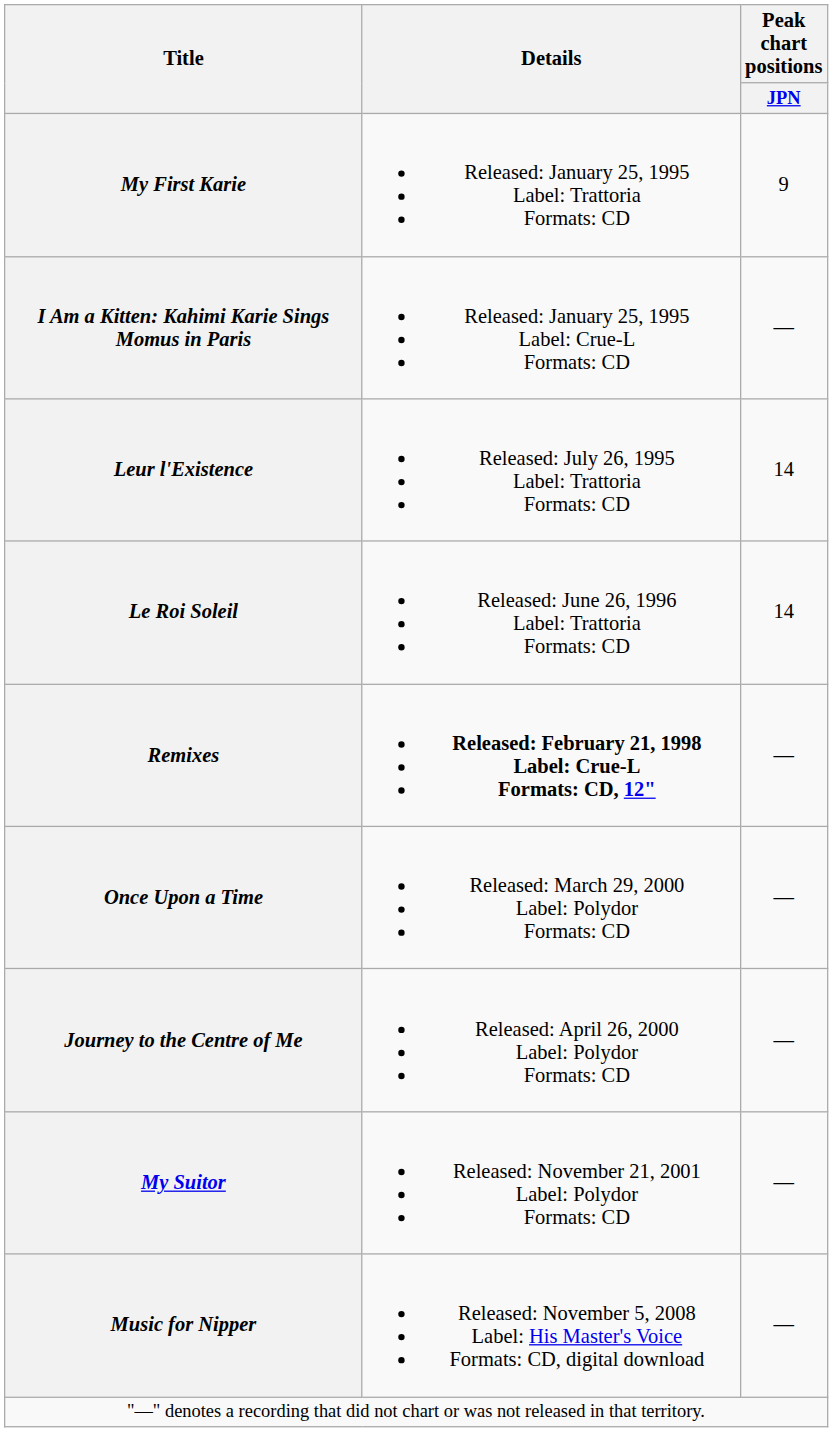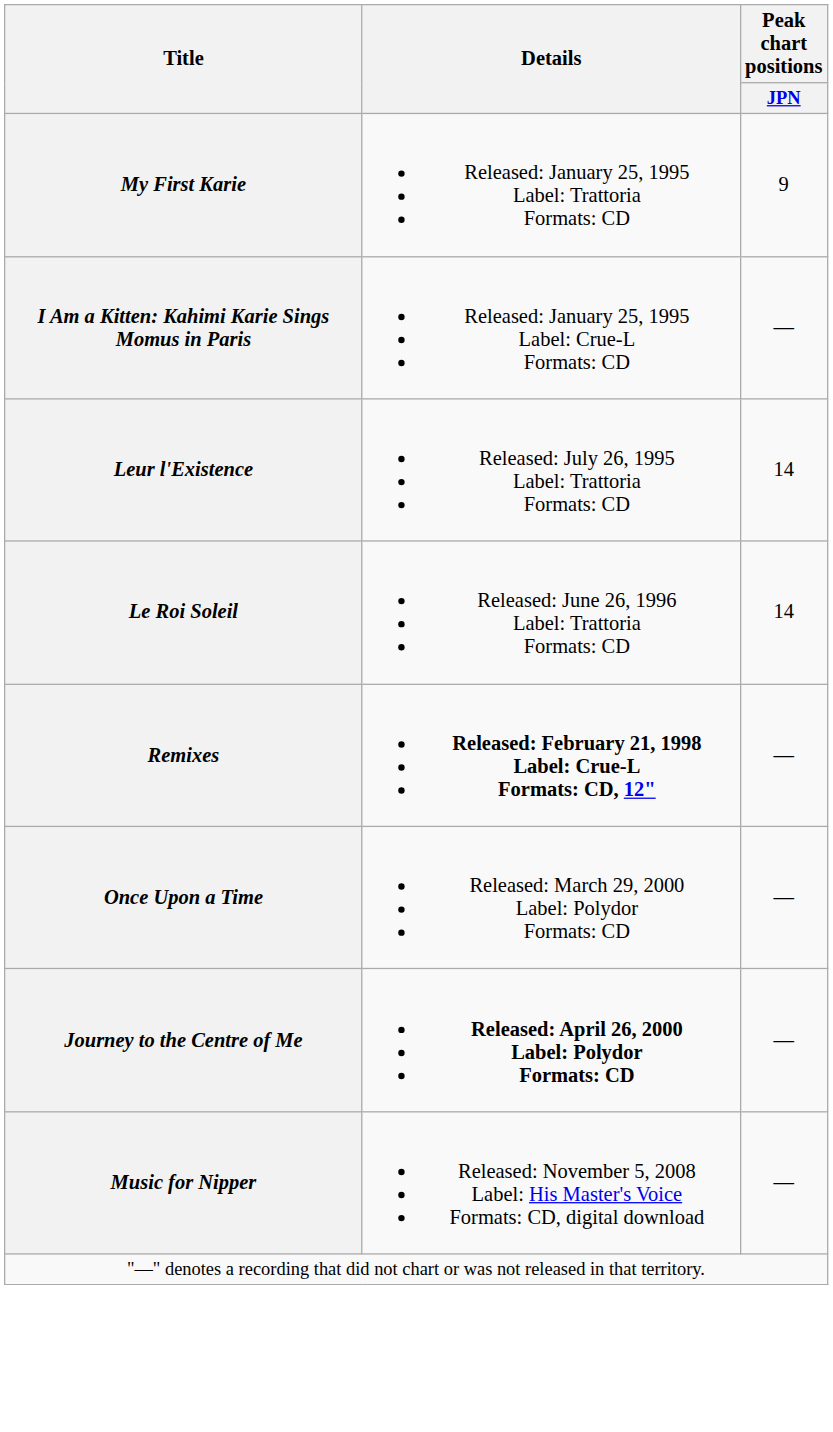(551, 1052) normal -> (551, 1052) bold
- row: (183, 1182)
